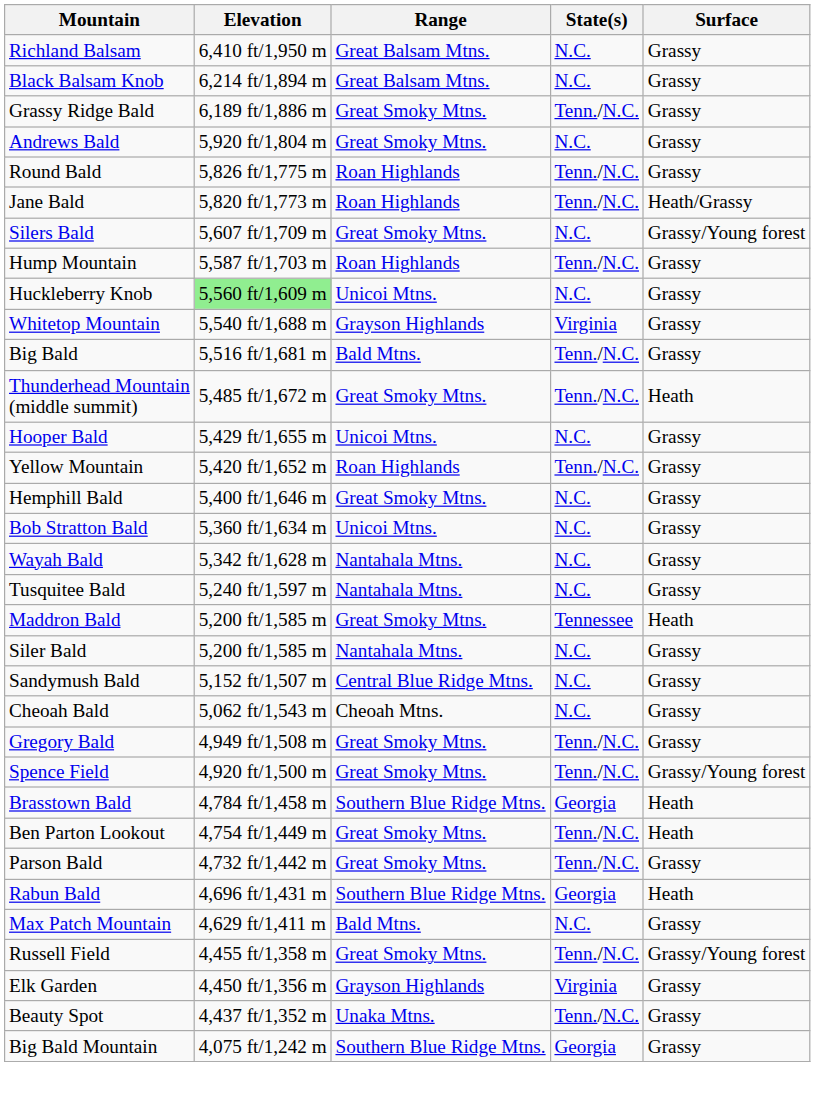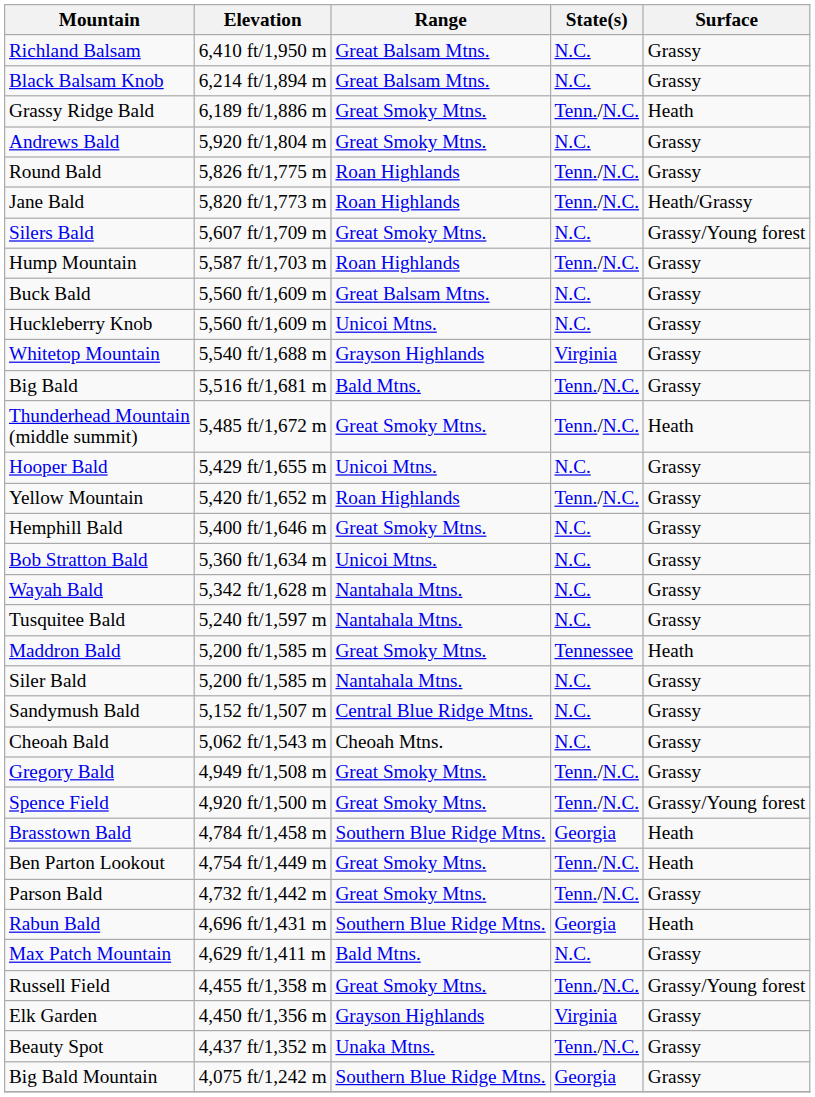(675, 111) Grassy -> (671, 111) Heath
+ row: (50, 293)
(263, 293) lightgreen background -> (263, 324) no background
